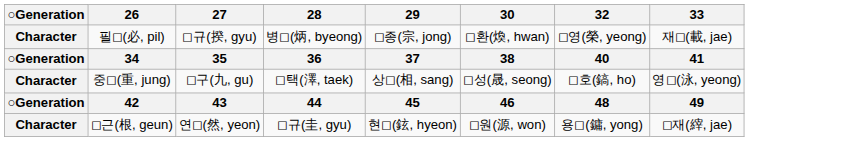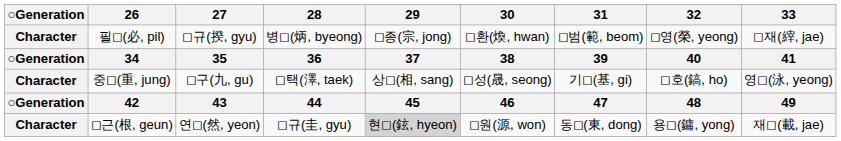+ column: (601, 14)
(697, 36) 재◻(載, jae) -> (789, 36) ◻재(縡, jae)
(413, 124) no background -> (413, 124) lightgrey background
(697, 124) ◻재(縡, jae) -> (789, 124) 재◻(載, jae)
